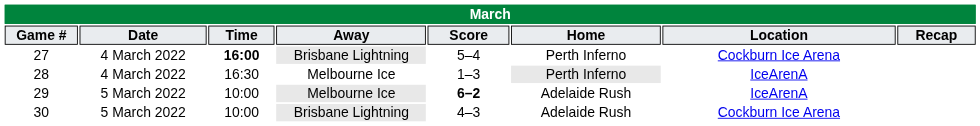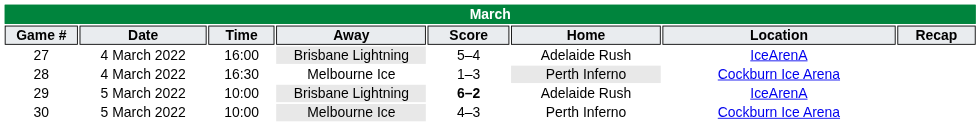(242, 55) bold -> (242, 55) normal
(586, 55) Perth Inferno -> (586, 55) Adelaide Rush
(779, 55) Cockburn Ice Arena -> (779, 55) IceArenA
(779, 74) IceArenA -> (779, 74) Cockburn Ice Arena
(351, 93) Melbourne Ice -> (351, 93) Brisbane Lightning
(351, 112) Brisbane Lightning -> (351, 112) Melbourne Ice
(586, 112) Adelaide Rush -> (586, 112) Perth Inferno
